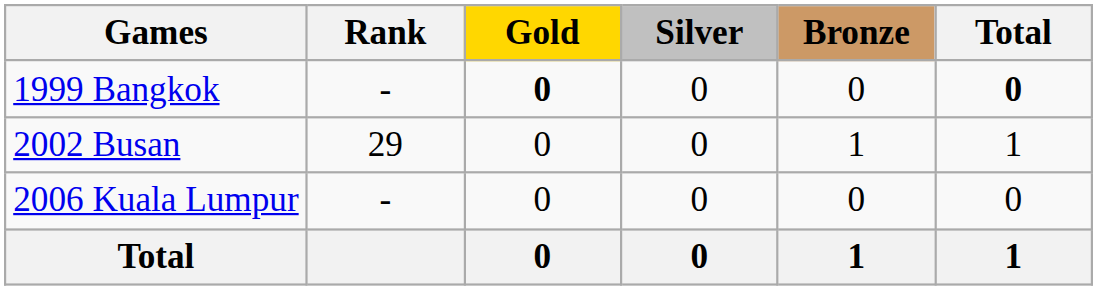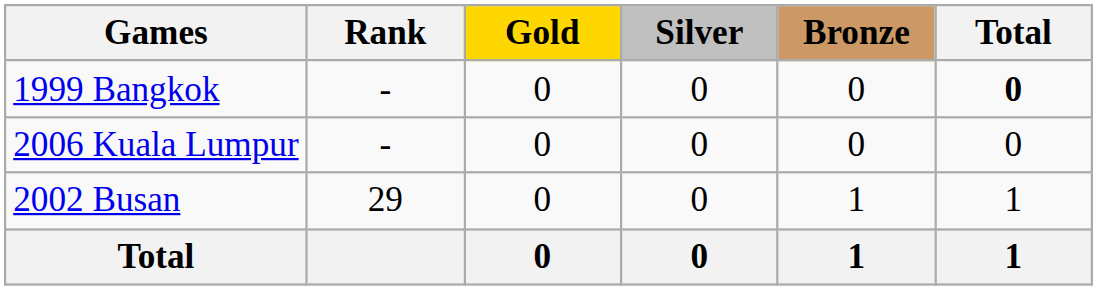(542, 88) bold -> (542, 88) normal
rows swapped: (97, 144) <-> (156, 199)
